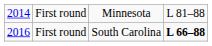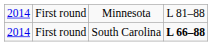(19, 31) 2016 -> (19, 31) 2014
